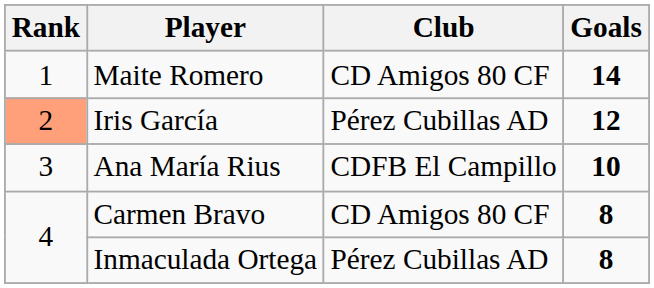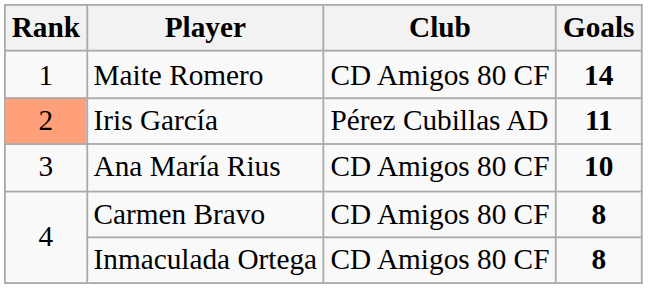(606, 120) 12 -> (599, 120) 11
(444, 167) CDFB El Campillo -> (440, 167) CD Amigos 80 CF
(440, 259) Pérez Cubillas AD -> (440, 259) CD Amigos 80 CF
